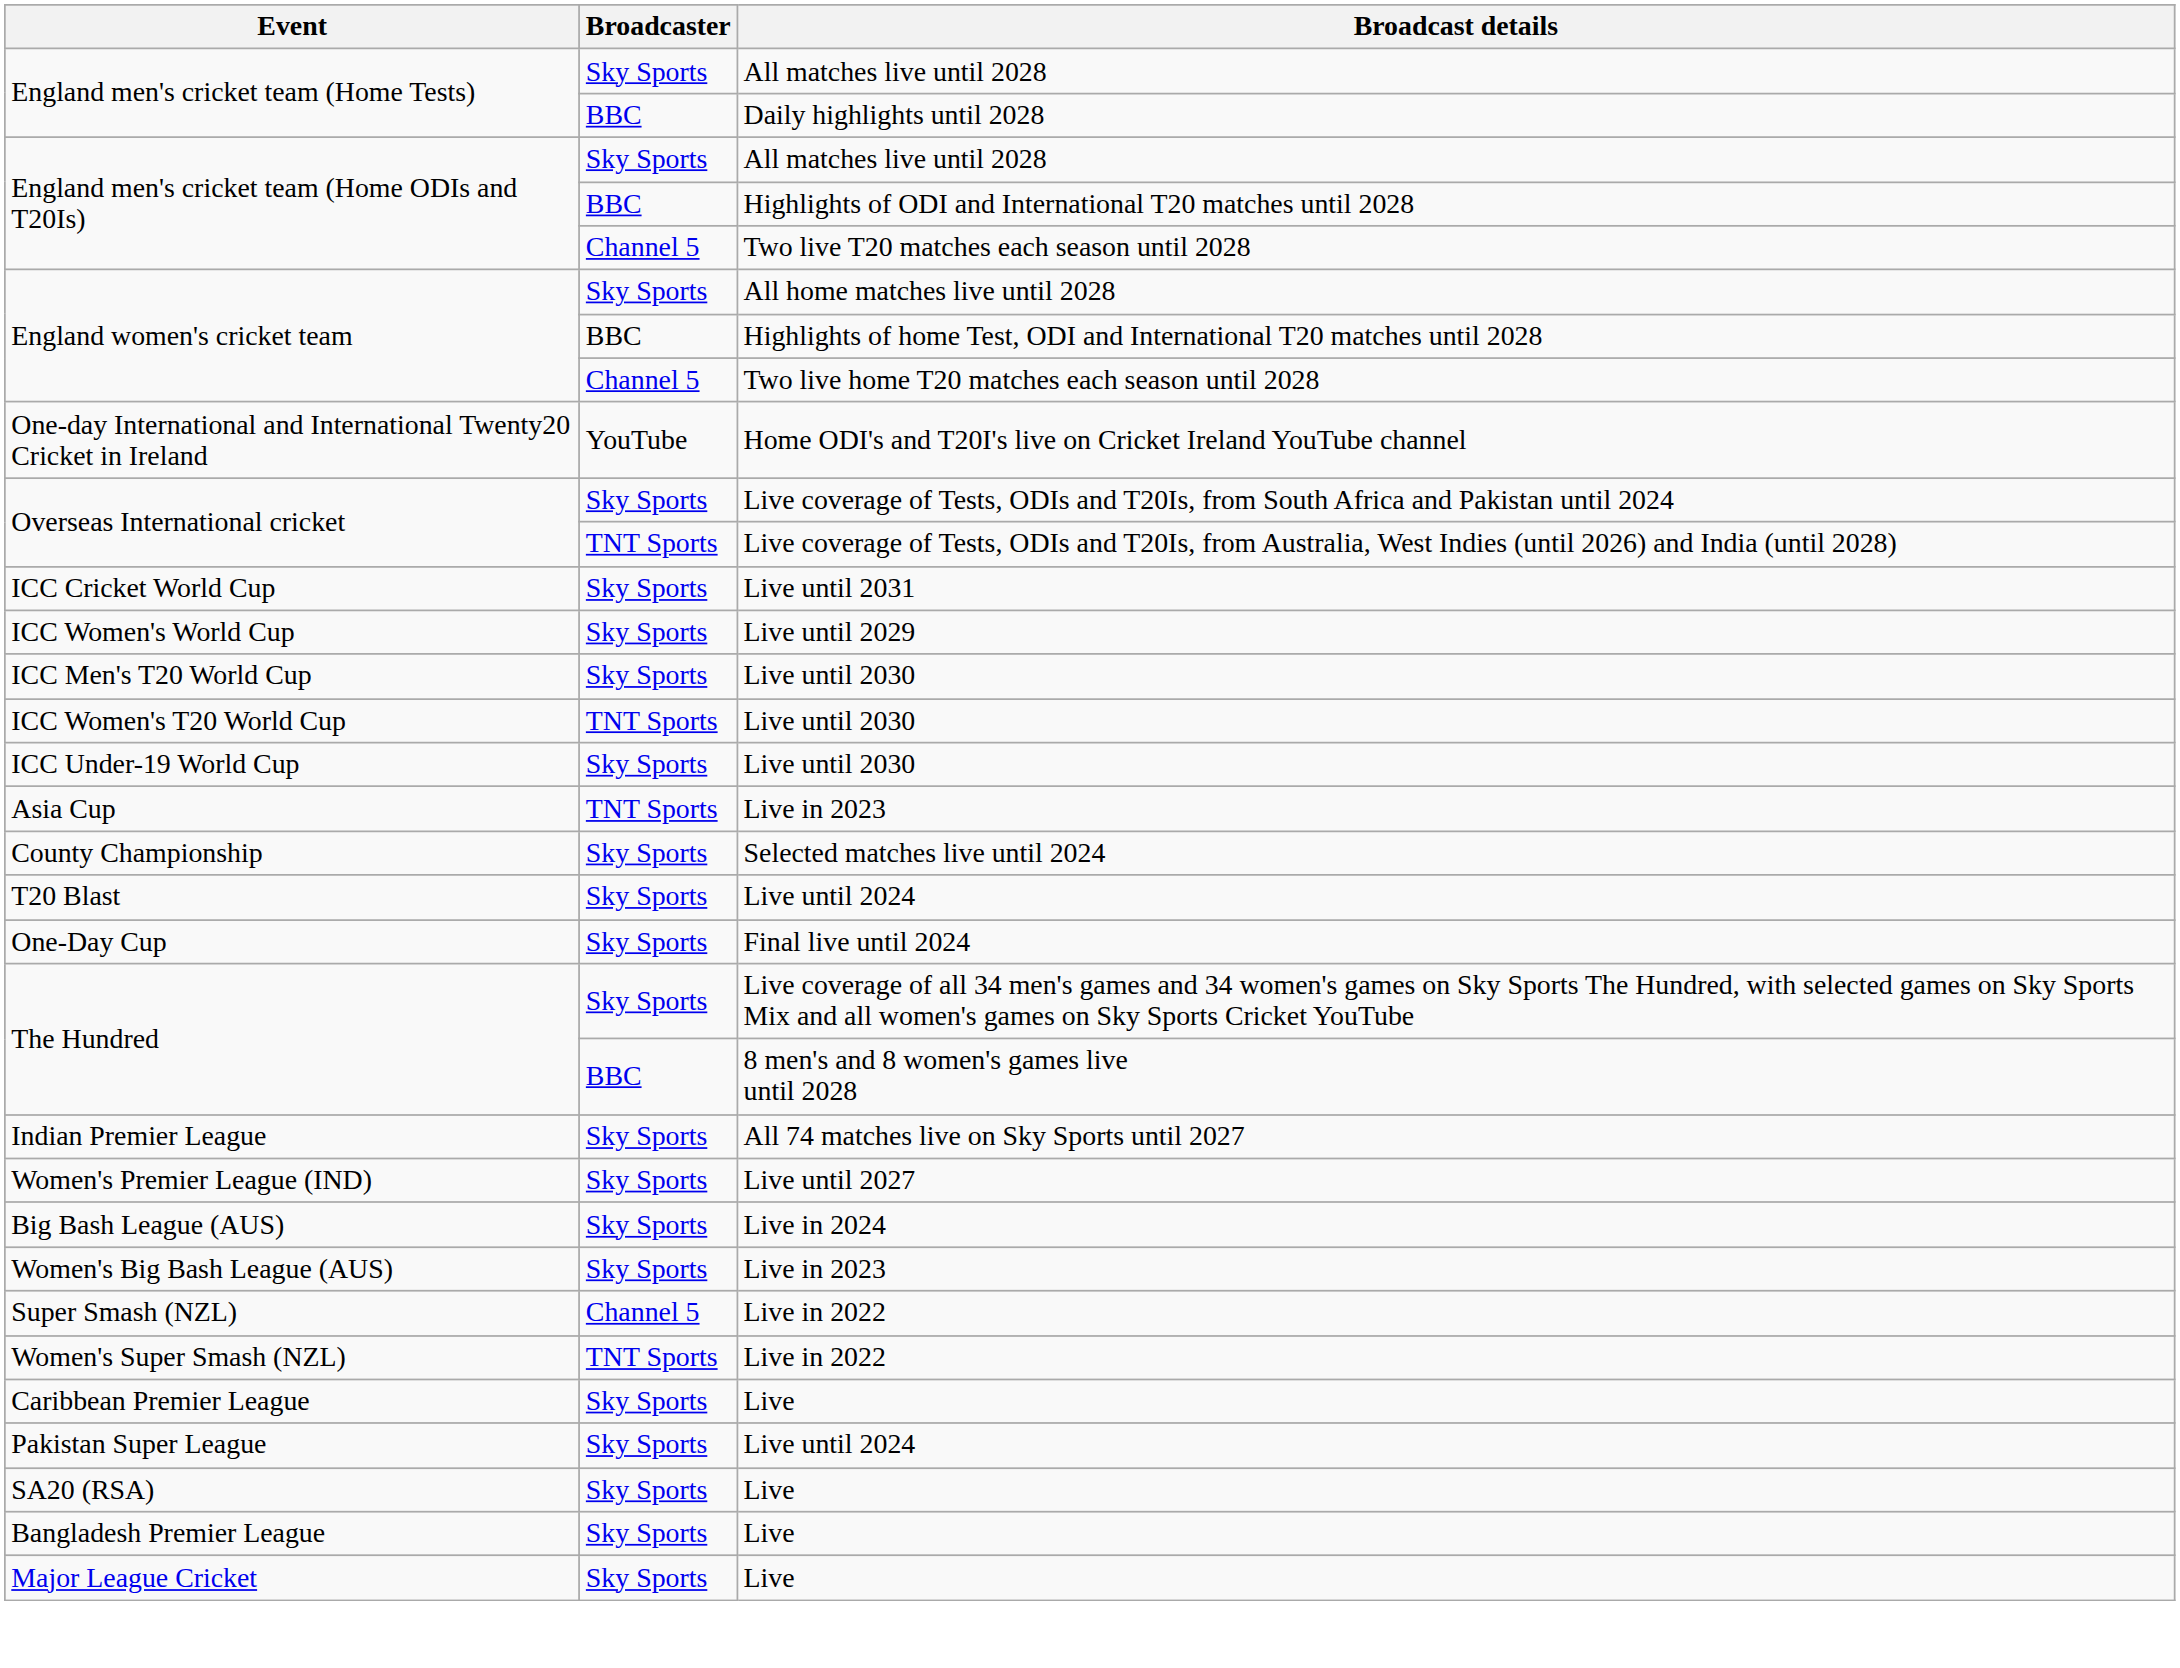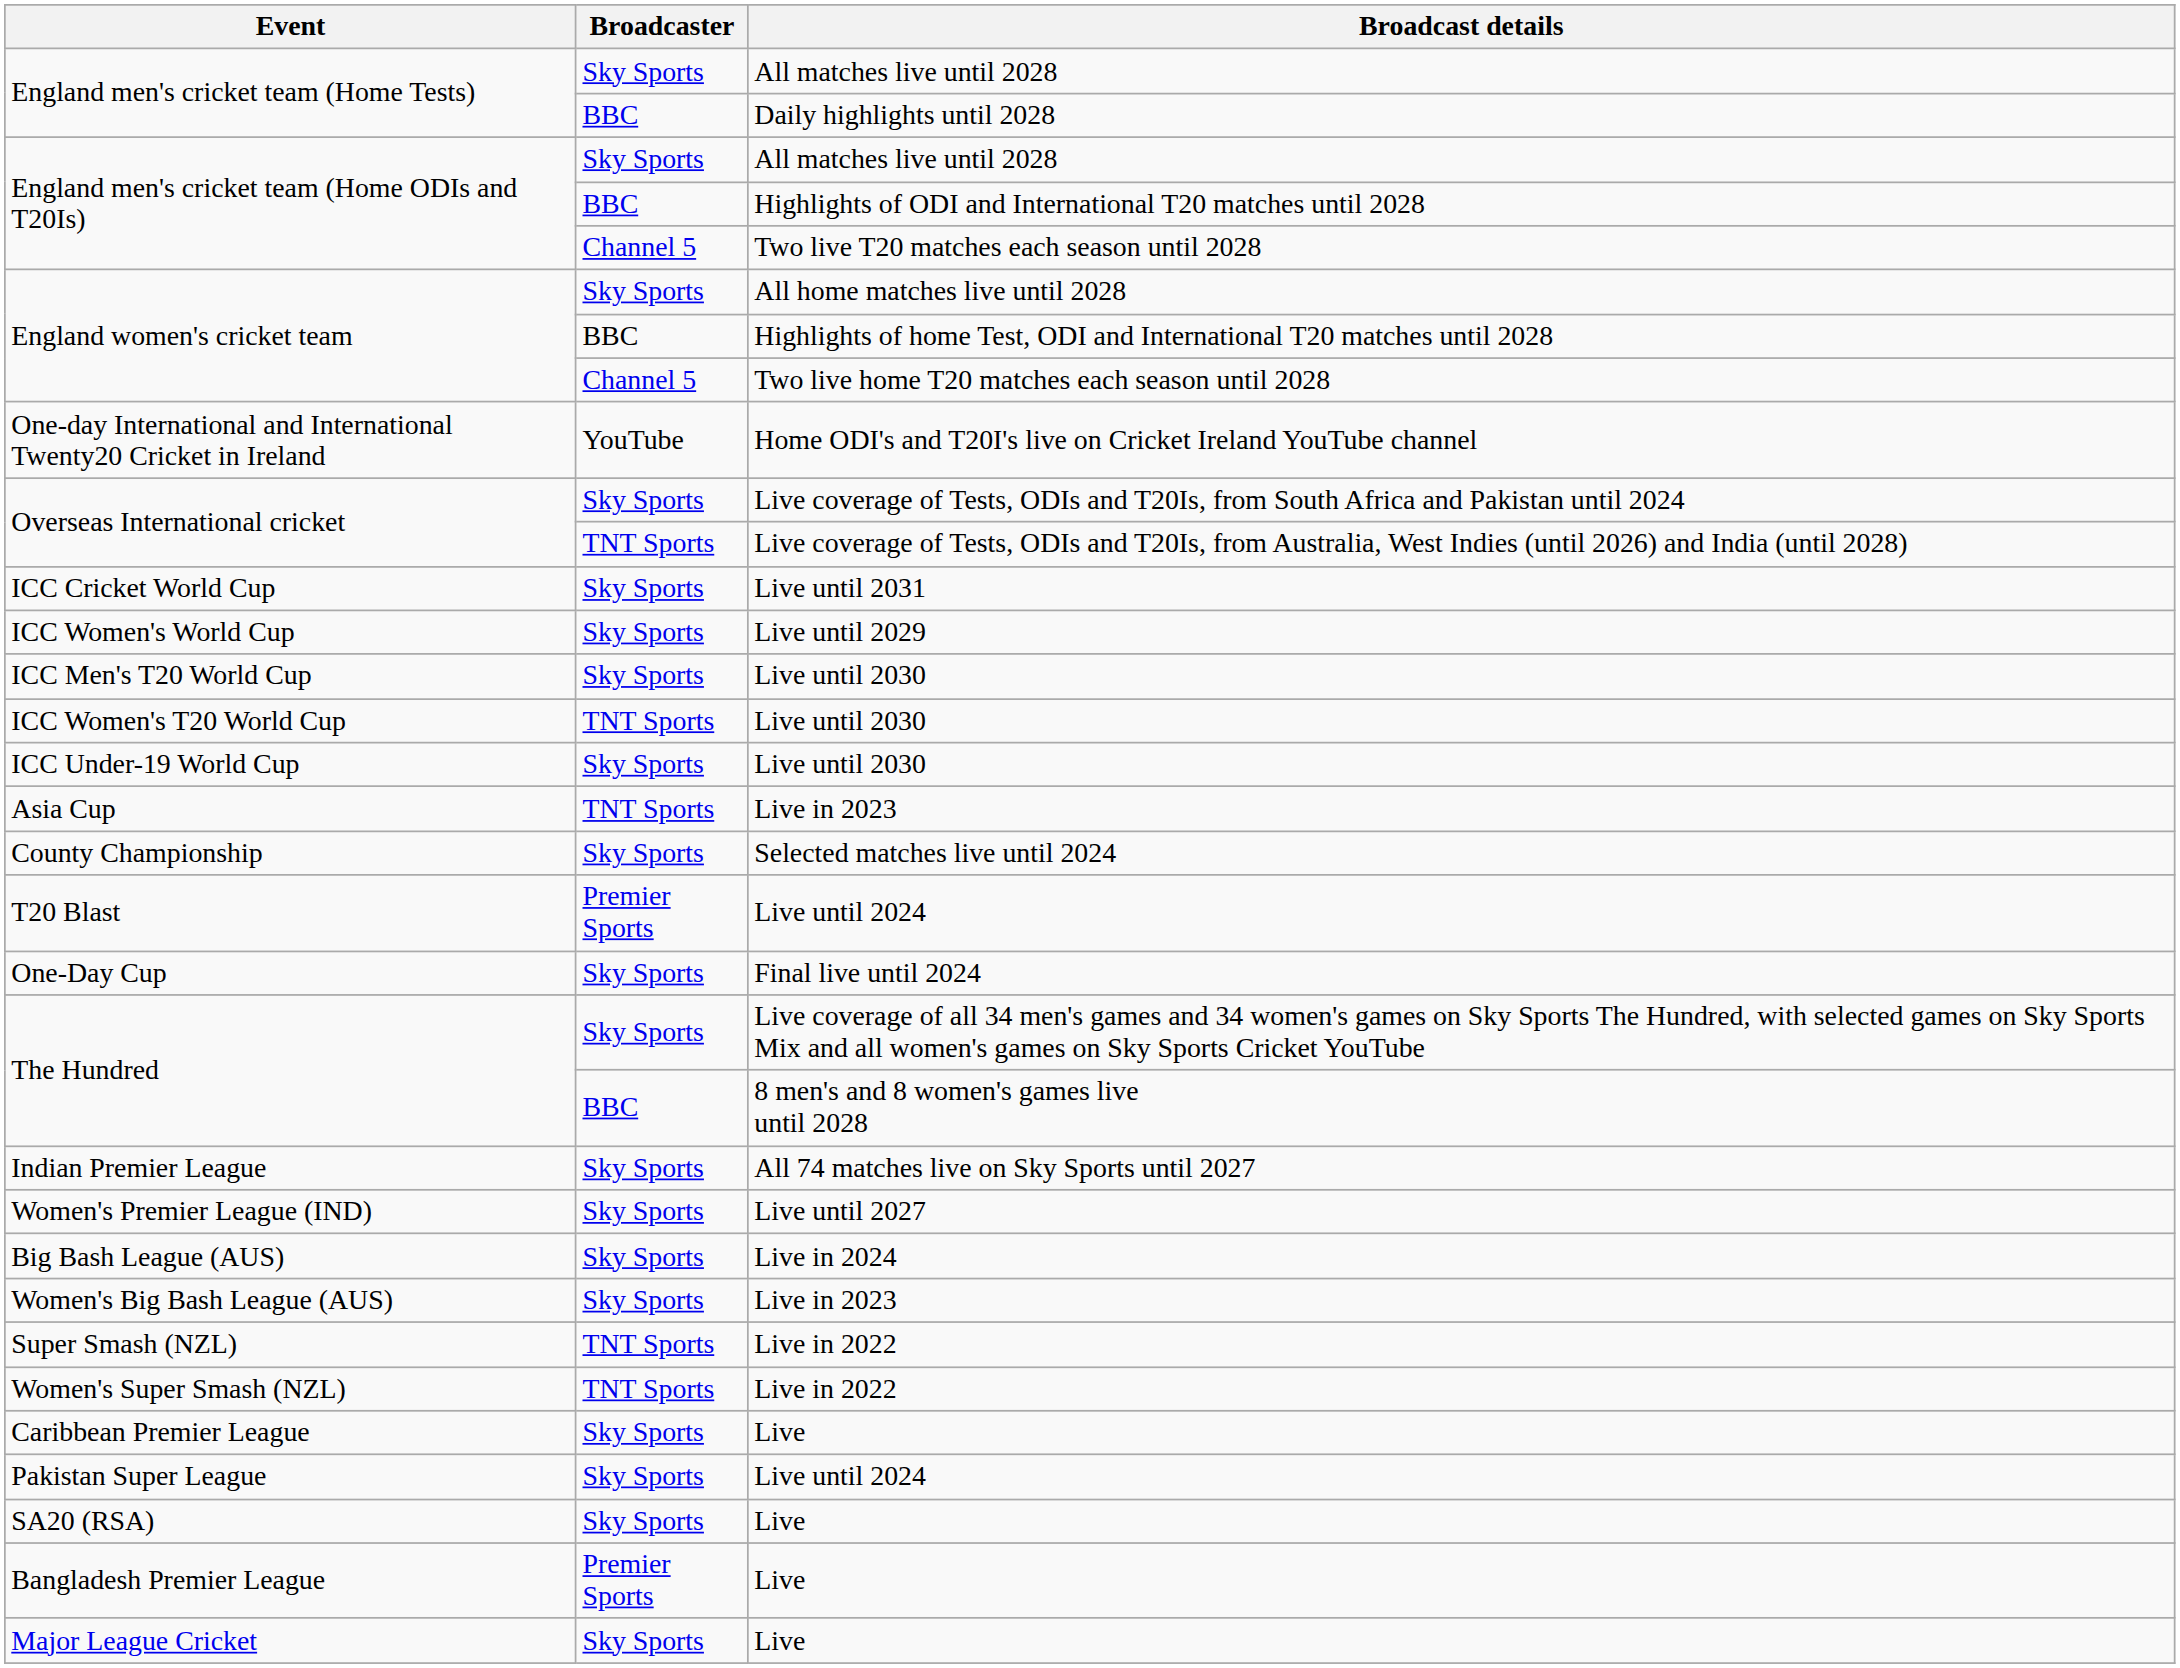(647, 896) Sky Sports -> (627, 912) Premier Sports
(643, 1312) Channel 5 -> (648, 1343) TNT Sports
(647, 1533) Sky Sports -> (627, 1580) Premier Sports
